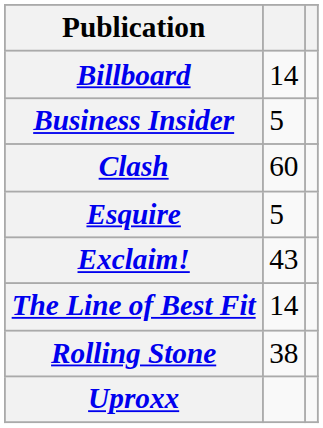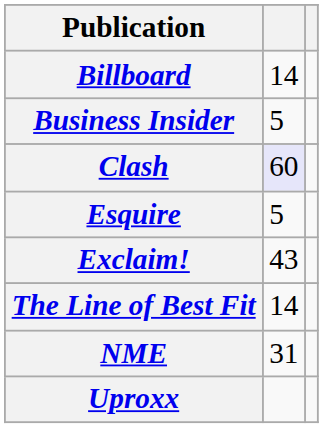(284, 167) no background -> (284, 167) lavender background
+ row: (134, 352)
- row: (134, 352)
